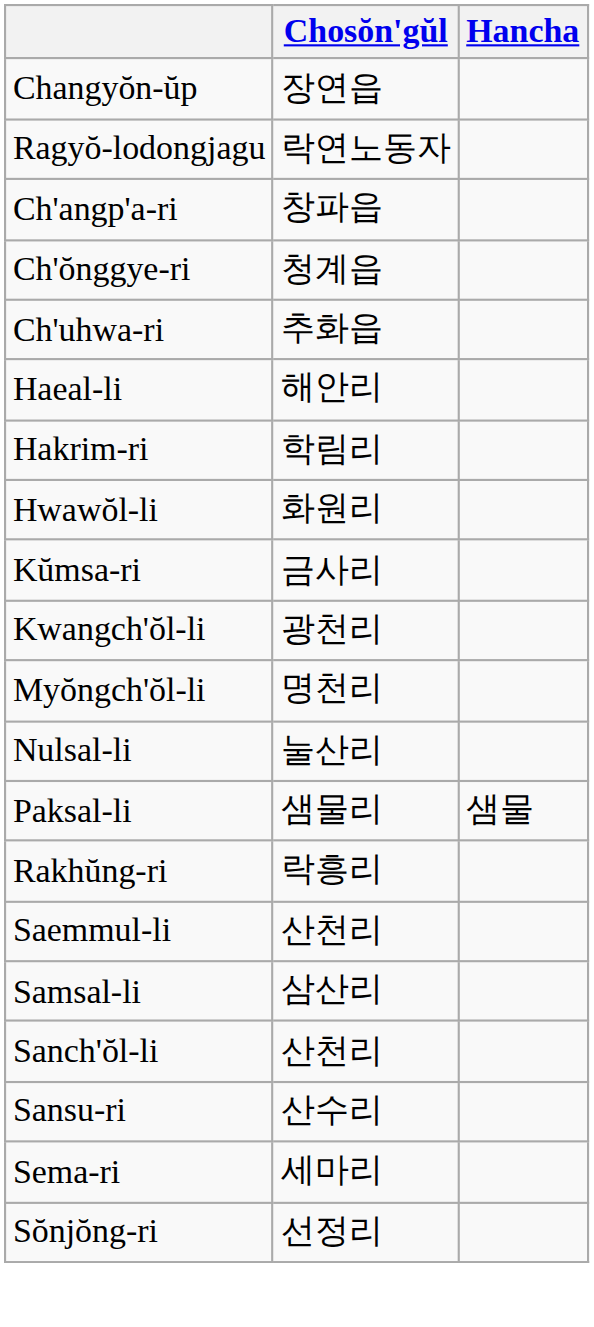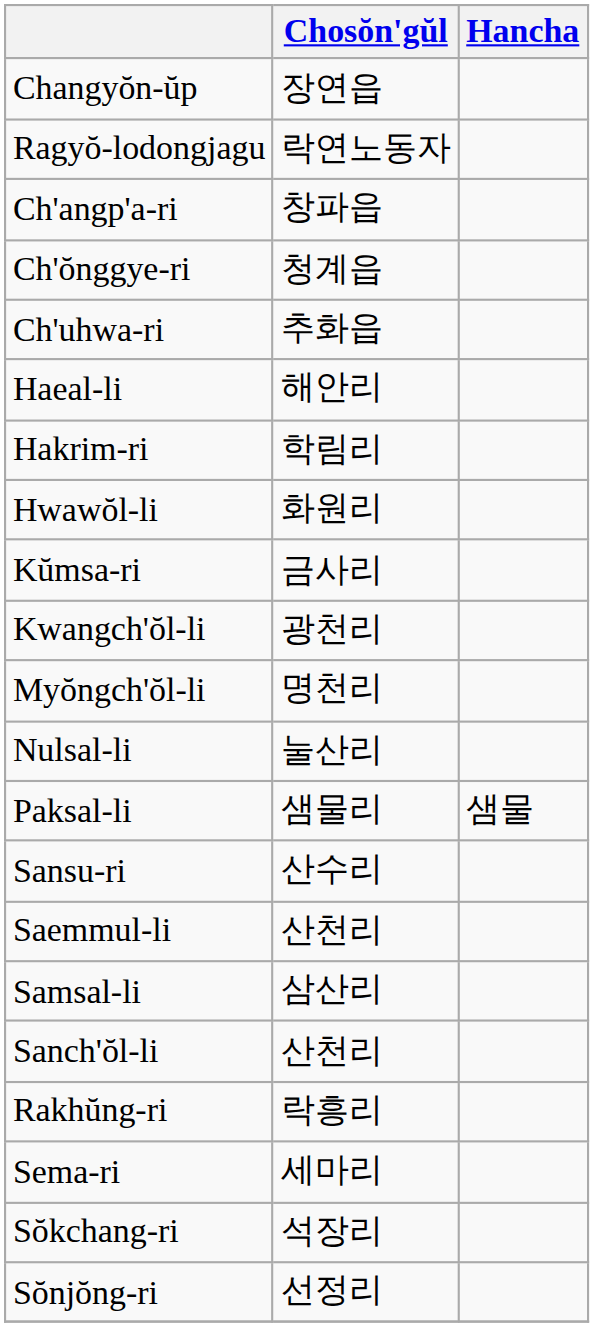rows swapped: (90, 870) <-> (69, 1111)
+ row: (96, 1231)
